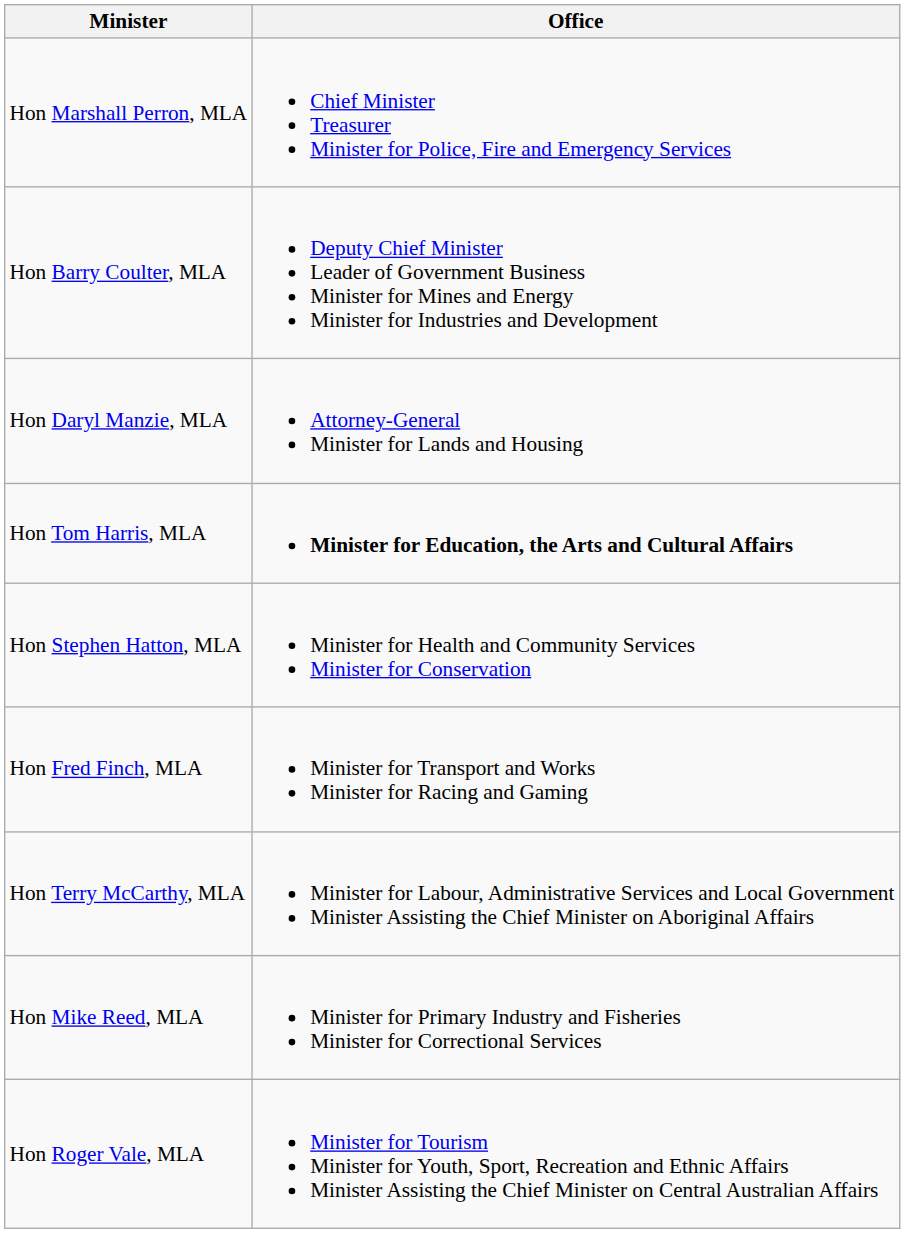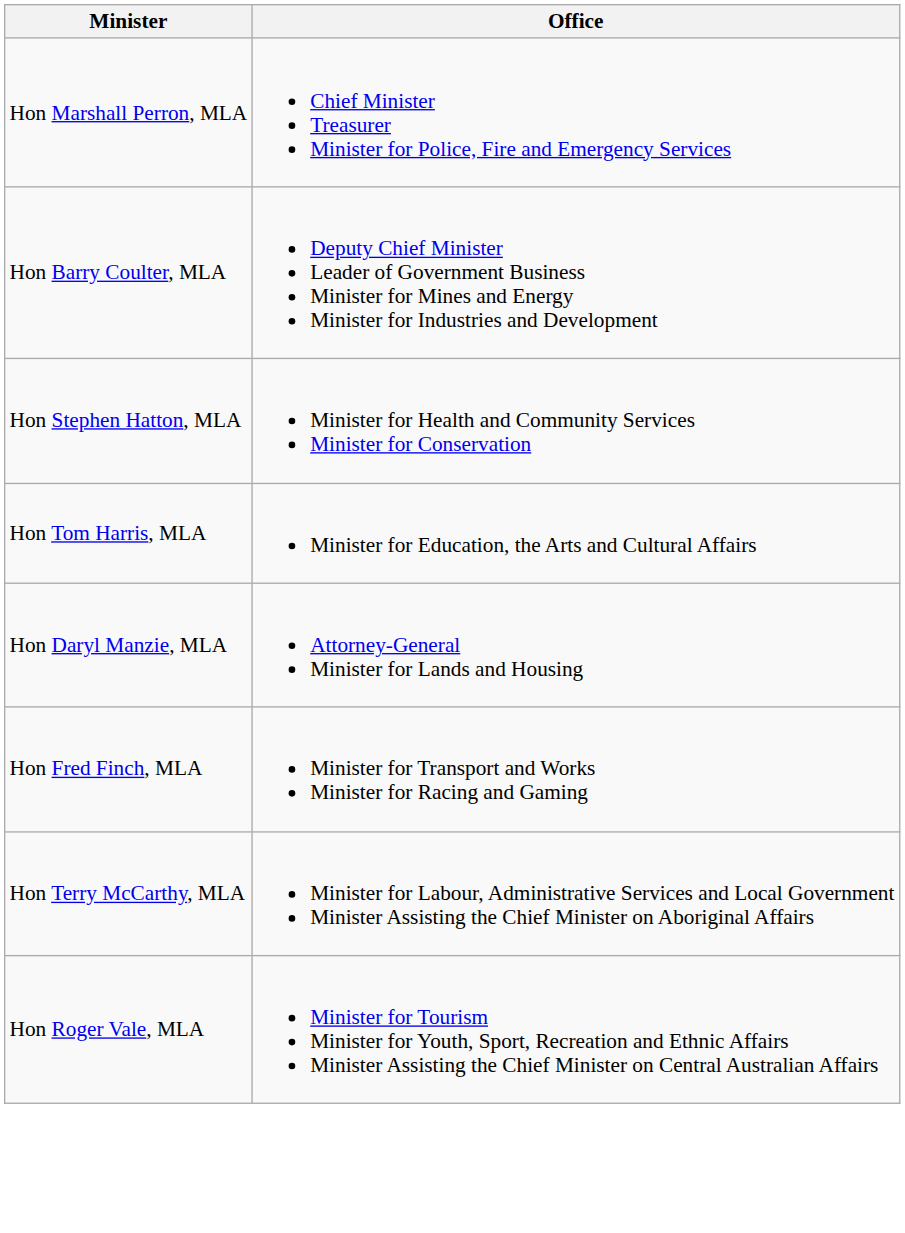rows swapped: (118, 420) <-> (125, 644)
(576, 545) bold -> (576, 545) normal
- row: (107, 1017)
